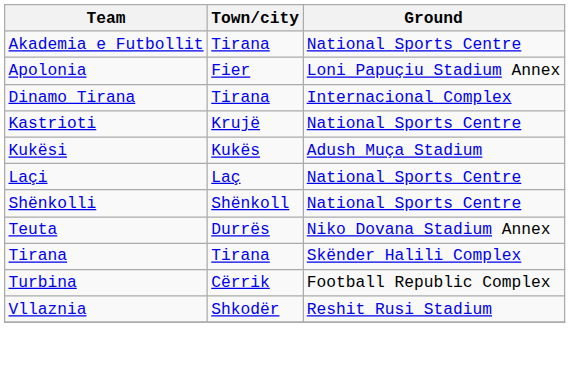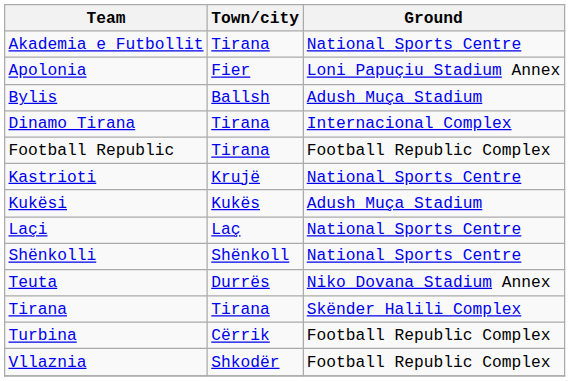+ row: (33, 97)
+ row: (91, 150)
(399, 309) Reshit Rusi Stadium -> (429, 362) Football Republic Complex
